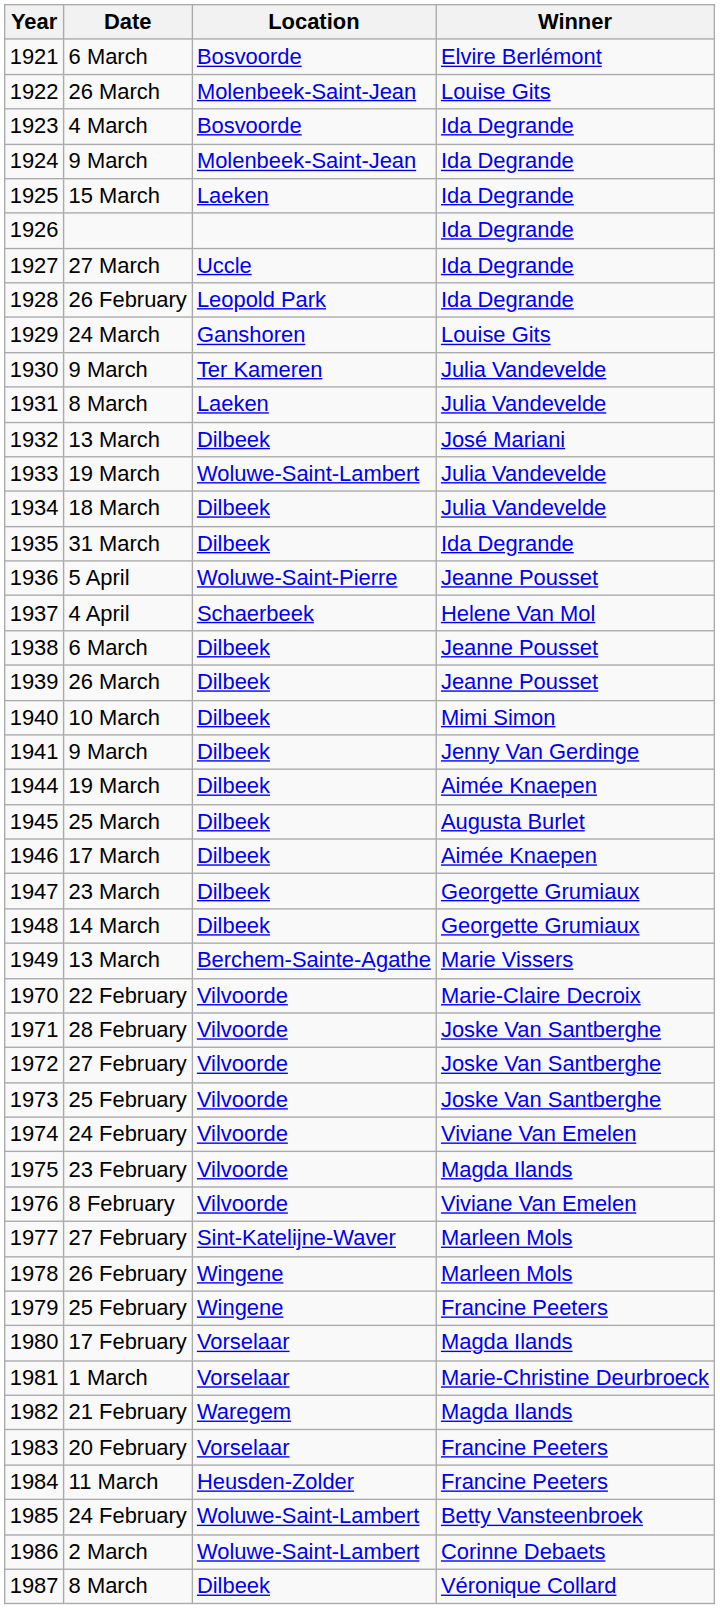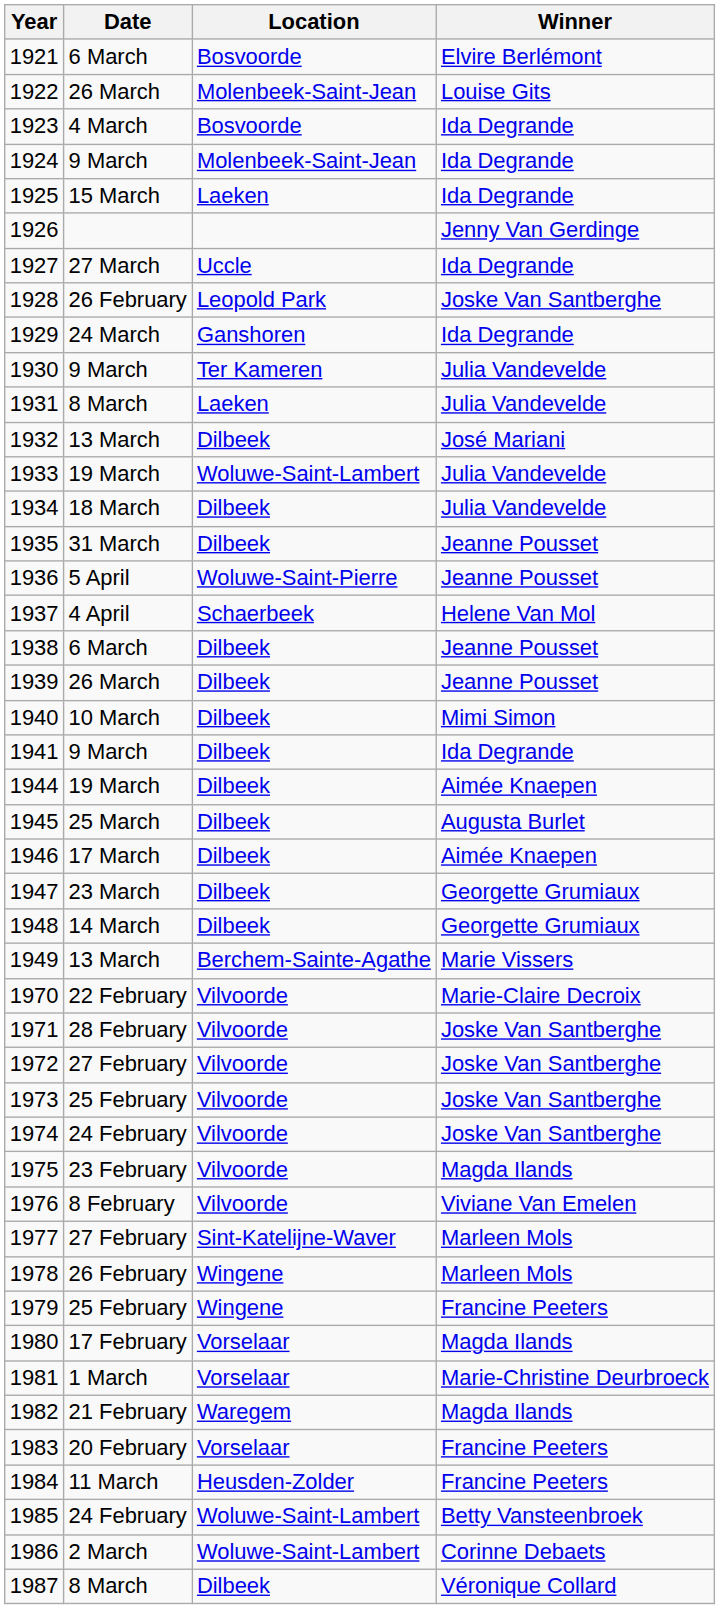(507, 230) Ida Degrande -> (540, 230) Jenny Van Gerdinge
(507, 299) Ida Degrande -> (551, 299) Joske Van Santberghe
(496, 334) Louise Gits -> (507, 334) Ida Degrande
(507, 543) Ida Degrande -> (520, 543) Jeanne Pousset
(540, 751) Jenny Van Gerdinge -> (507, 751) Ida Degrande
(539, 1134) Viviane Van Emelen -> (551, 1134) Joske Van Santberghe
